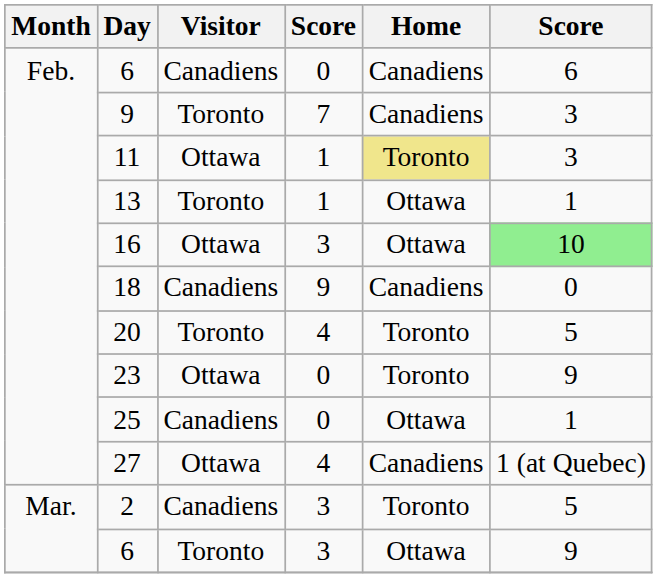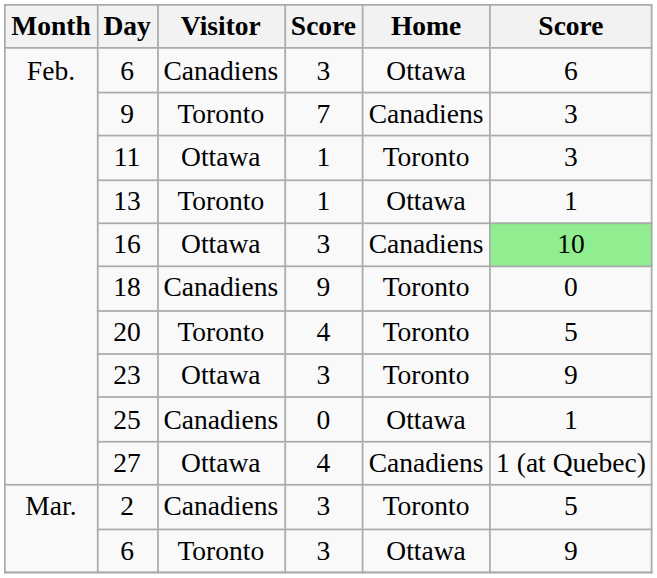(323, 69) 0 -> (323, 69) 3
(426, 69) Canadiens -> (426, 69) Ottawa
(426, 157) khaki background -> (426, 157) no background
(426, 244) Ottawa -> (426, 244) Canadiens
(426, 288) Canadiens -> (426, 288) Toronto
(323, 375) 0 -> (323, 375) 3
